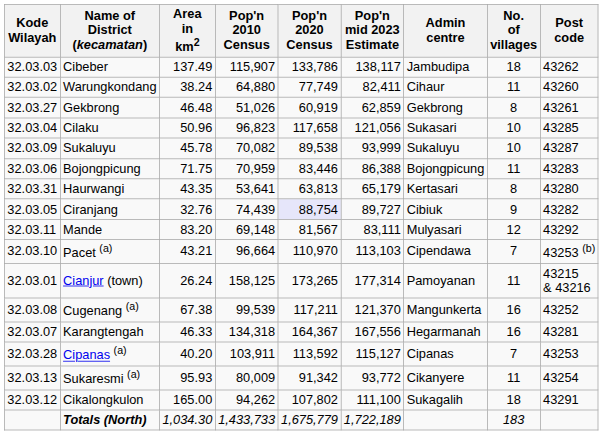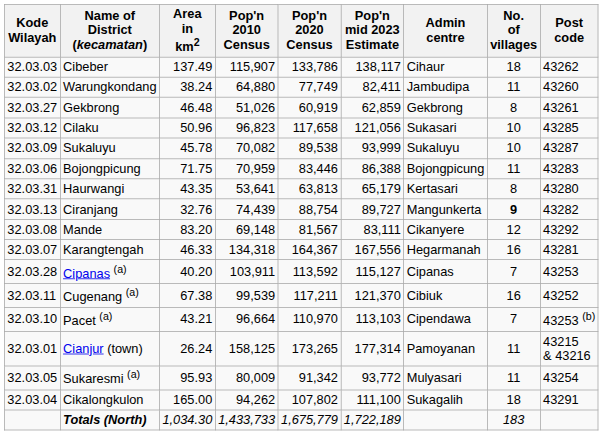(438, 67) Jambudipa -> (426, 67) Cihaur
(426, 87) Cihaur -> (438, 87) Jambudipa
(32, 128) 32.03.04 -> (32, 128) 32.03.12
(32, 209) 32.03.05 -> (32, 209) 32.03.13
(318, 209) lavender background -> (318, 209) no background
(424, 209) Cibiuk -> (444, 209) Mangunkerta
(514, 209) normal -> (514, 209) bold
(32, 229) 32.03.11 -> (32, 229) 32.03.08
(434, 229) Mulyasari -> (436, 229) Cikanyere
rows swapped: (103, 332) <-> (88, 251)
rows swapped: (103, 280) <-> (95, 354)
(32, 310) 32.03.08 -> (32, 295) 32.03.11
(444, 310) Mangunkerta -> (424, 295) Cibiuk
(32, 377) 32.03.13 -> (32, 377) 32.03.05
(436, 377) Cikanyere -> (434, 377) Mulyasari
(32, 399) 32.03.12 -> (32, 399) 32.03.04
